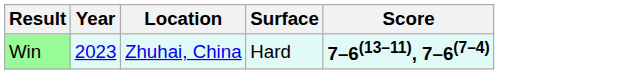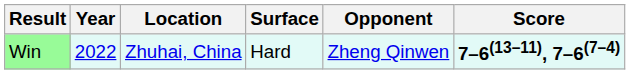+ column: (388, 19)
(96, 51) 2023 -> (96, 51) 2022
